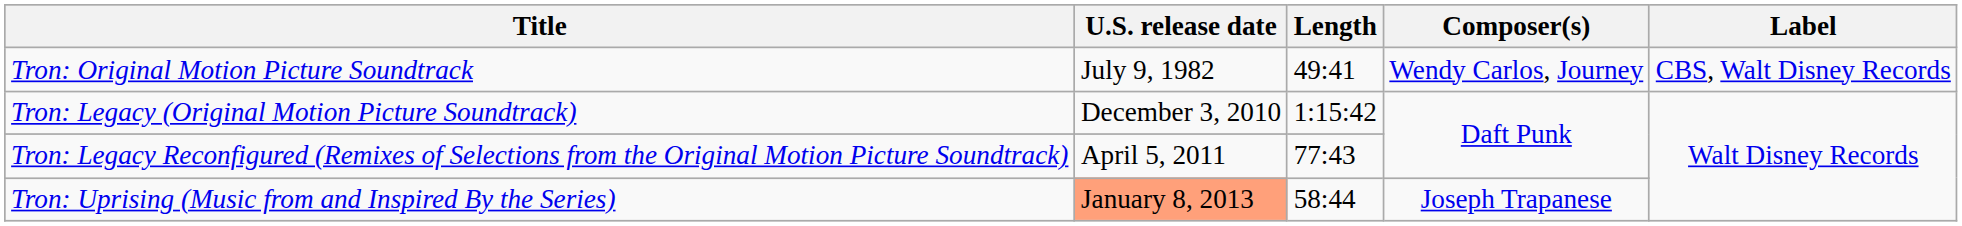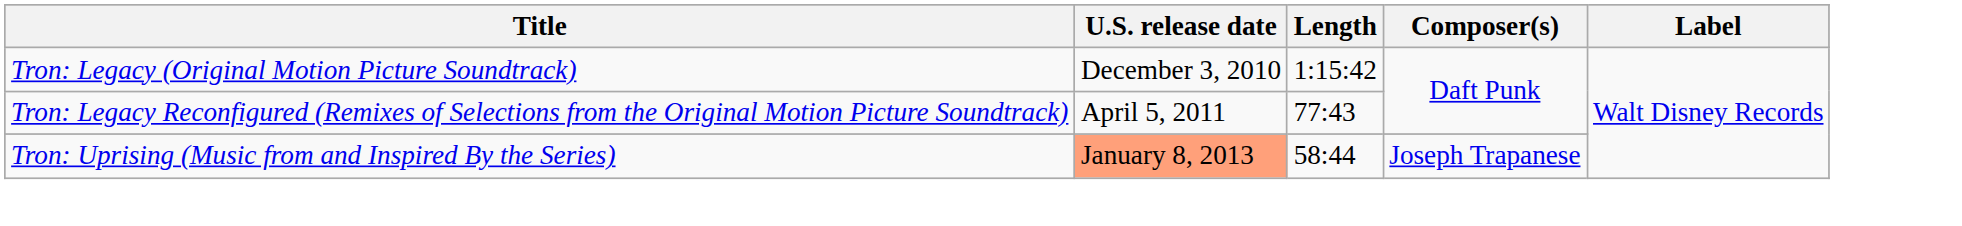- row: (242, 69)
